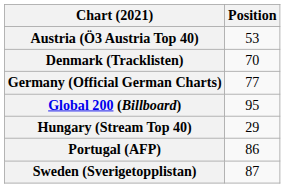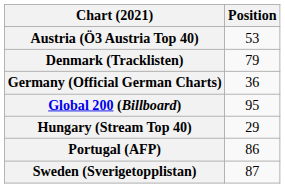(252, 60) 70 -> (252, 60) 79
(252, 82) 77 -> (252, 82) 36
